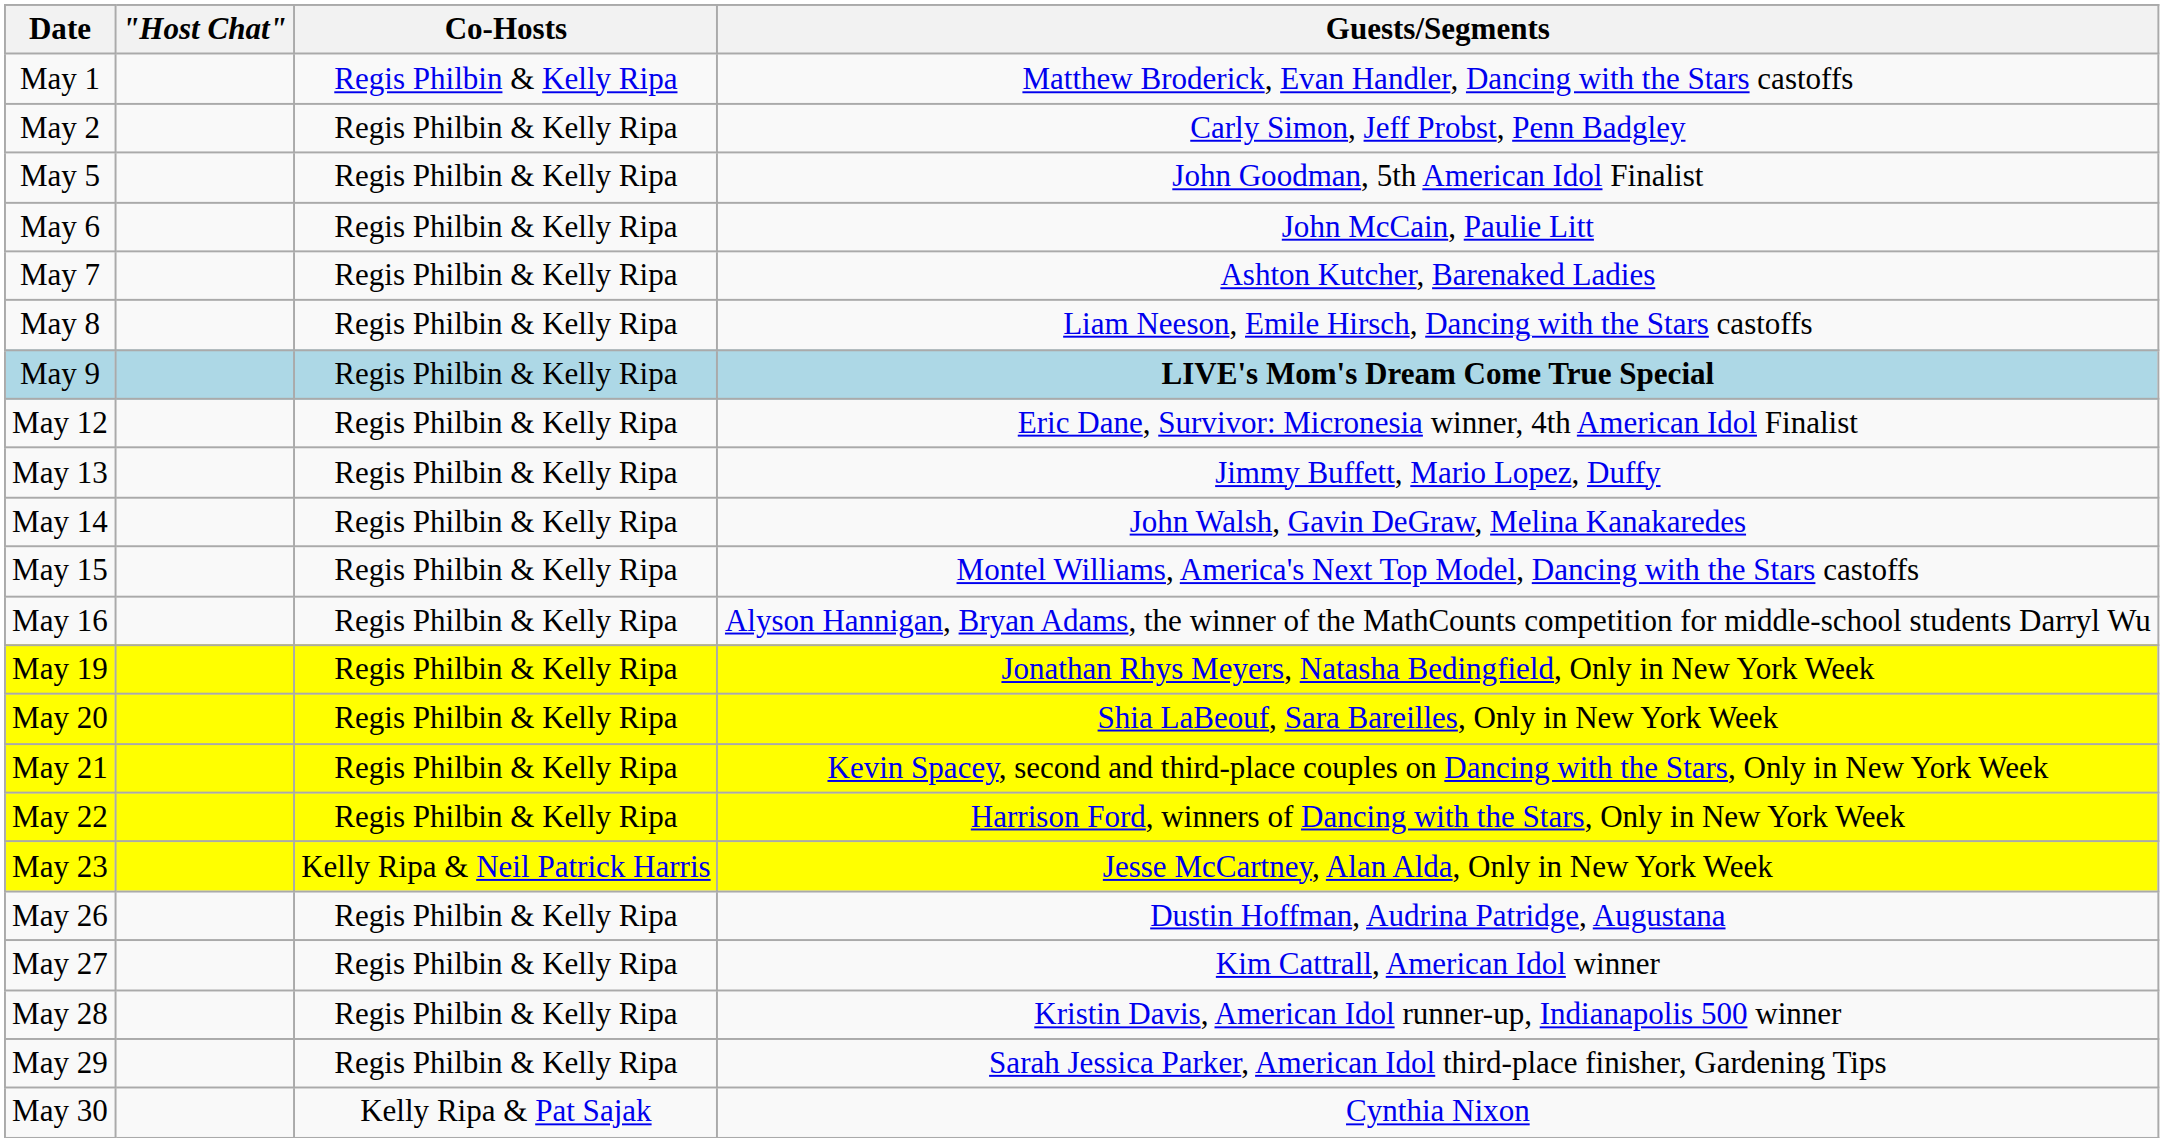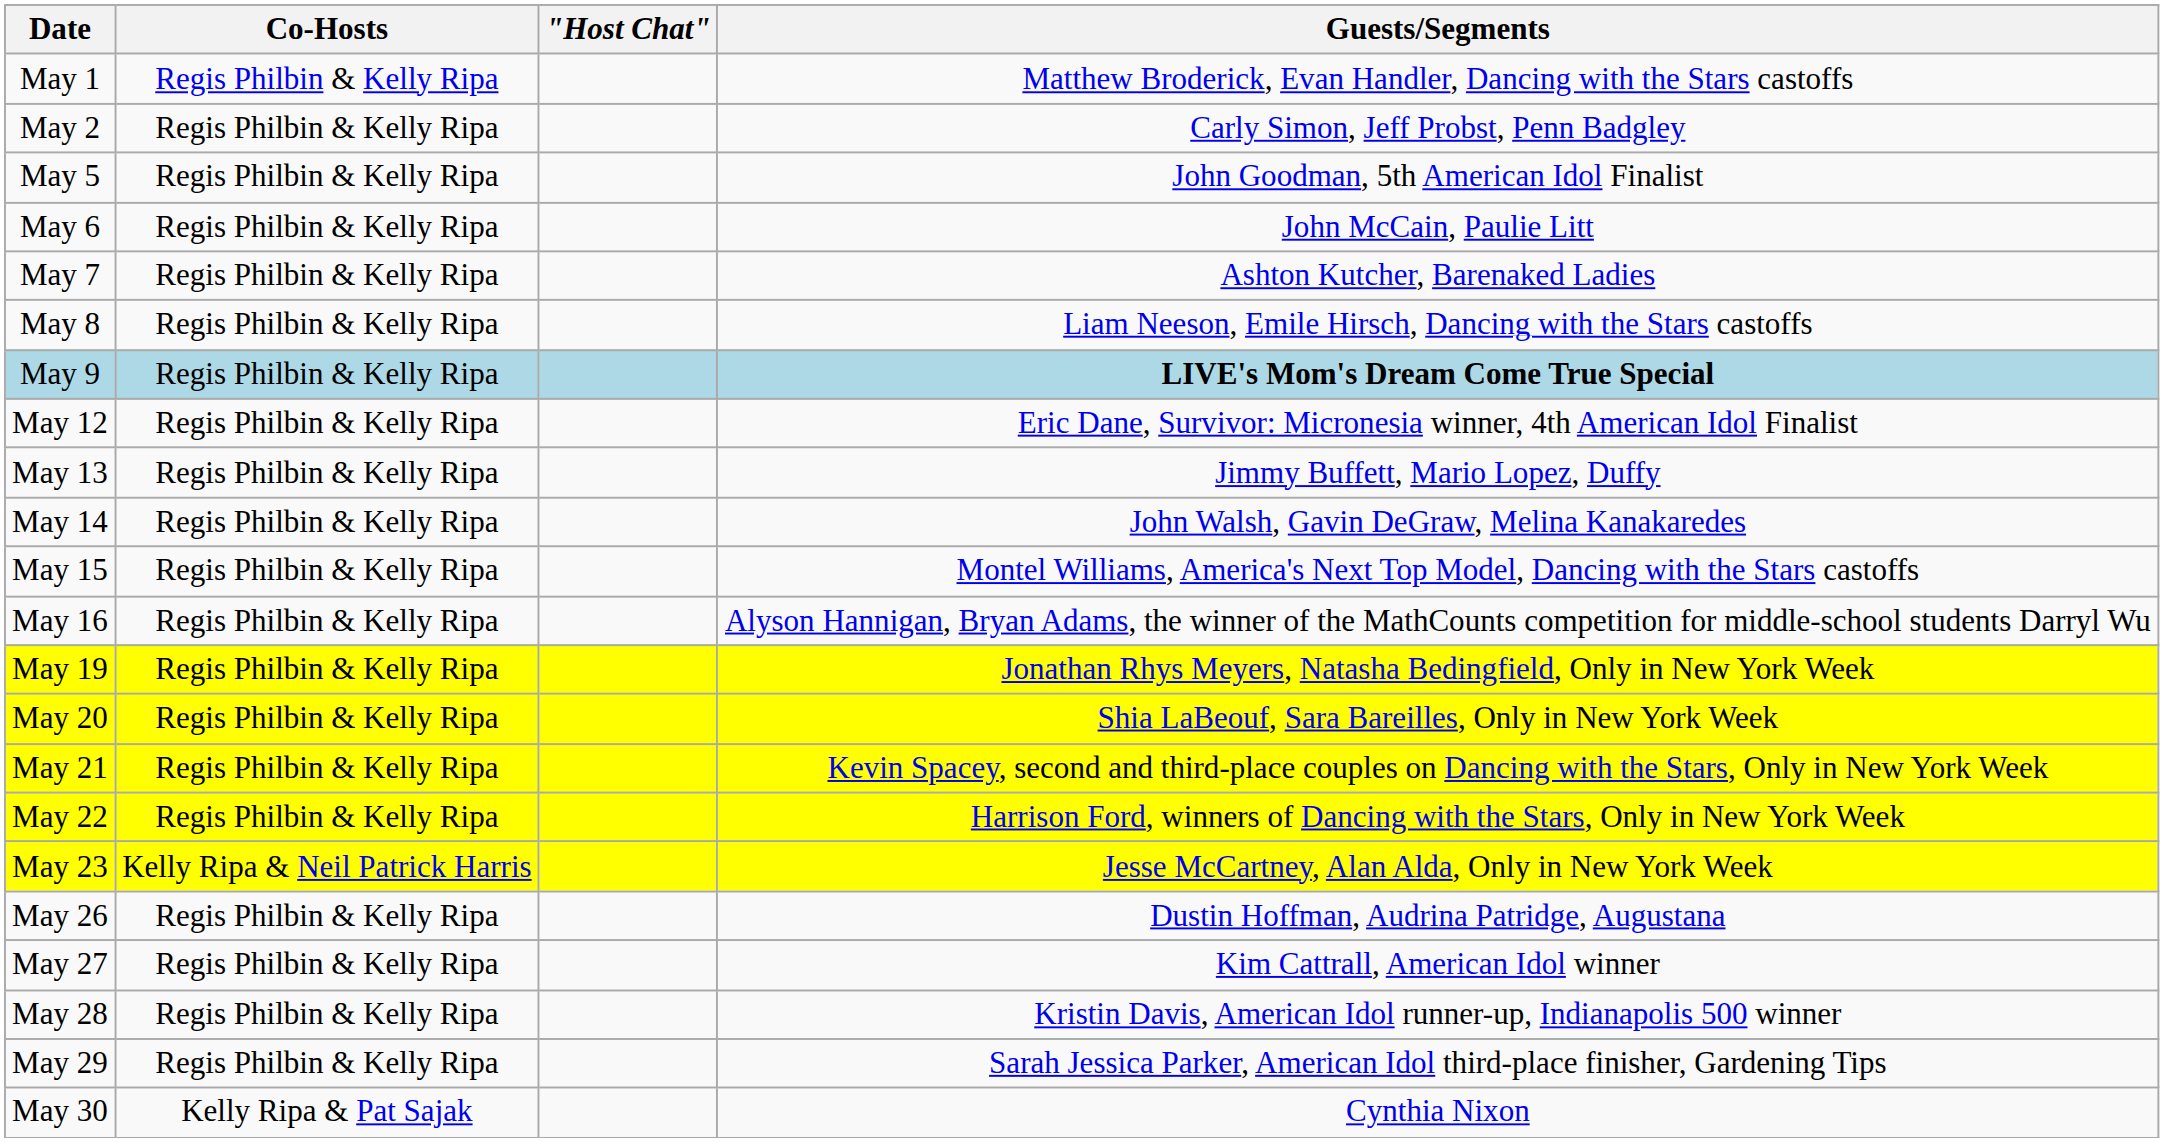columns swapped: (506, 29) <-> (204, 29)
